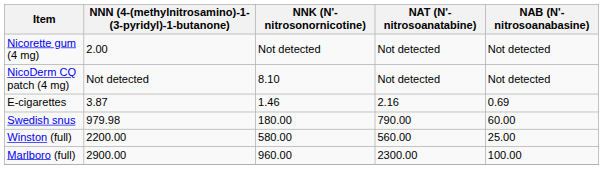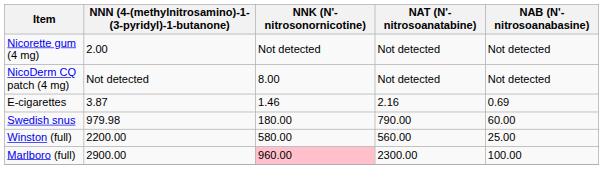(269, 79) 8.10 -> (269, 79) 8.00
(275, 155) no background -> (275, 155) pink background
